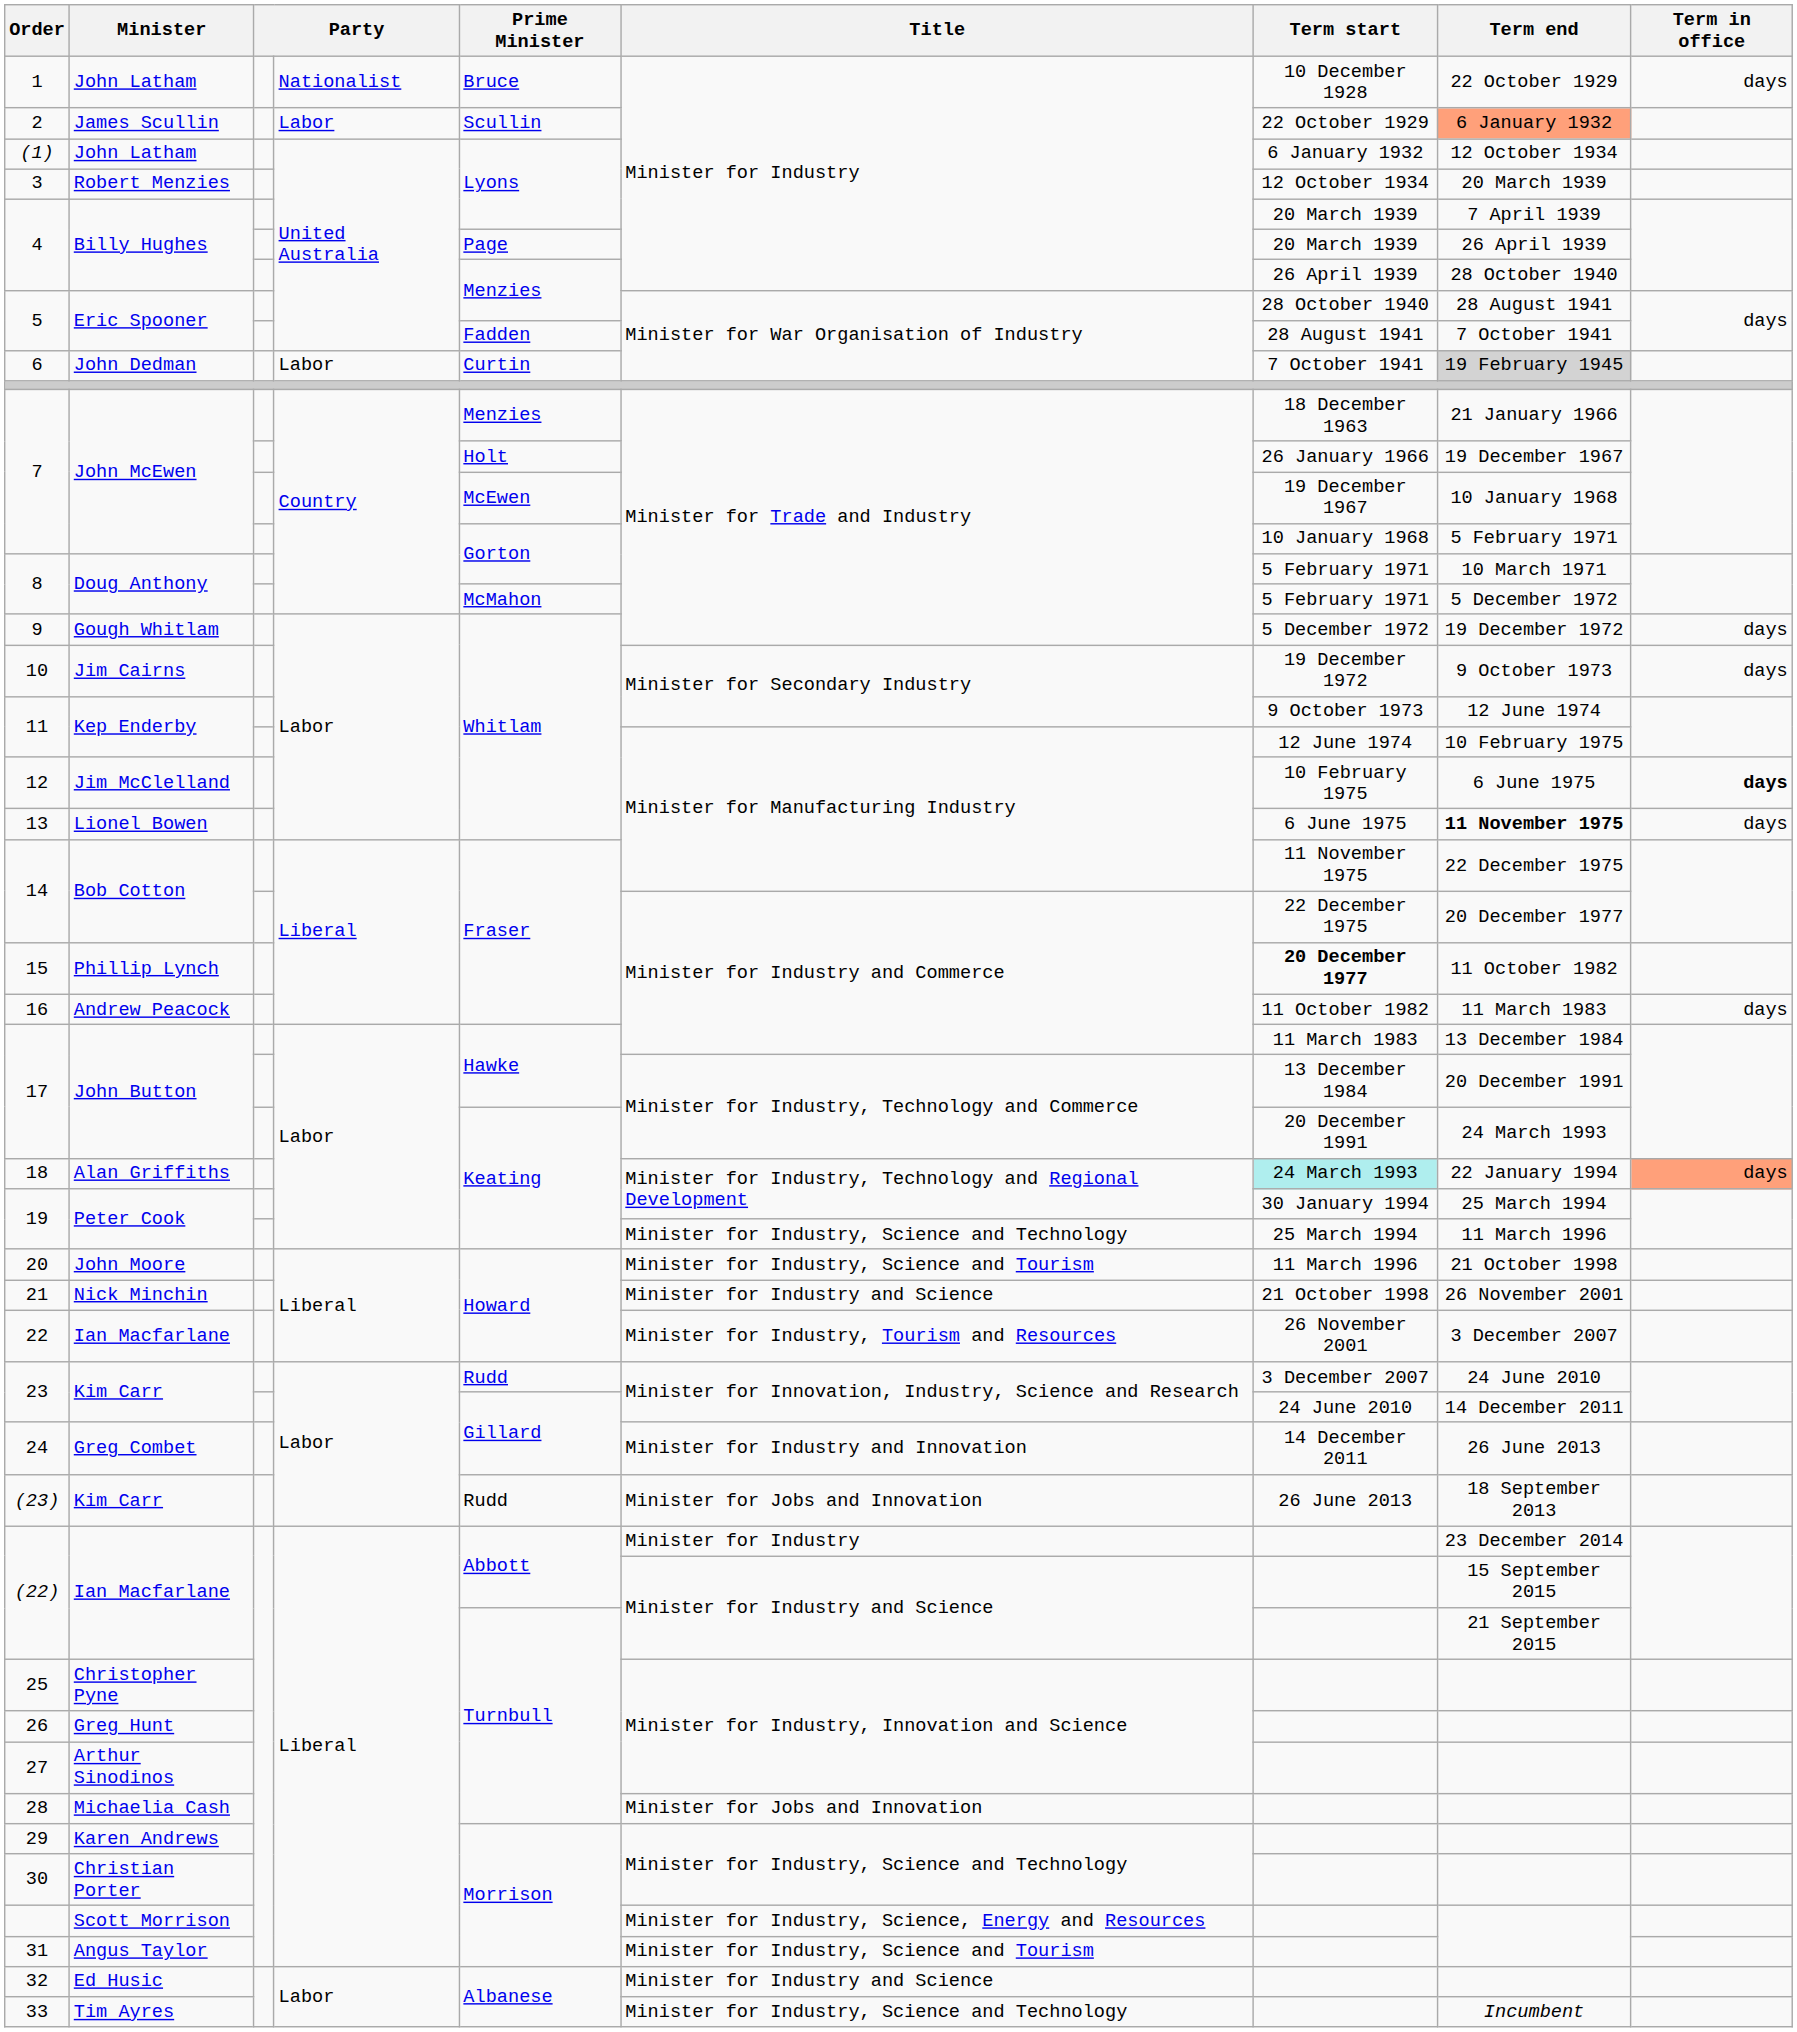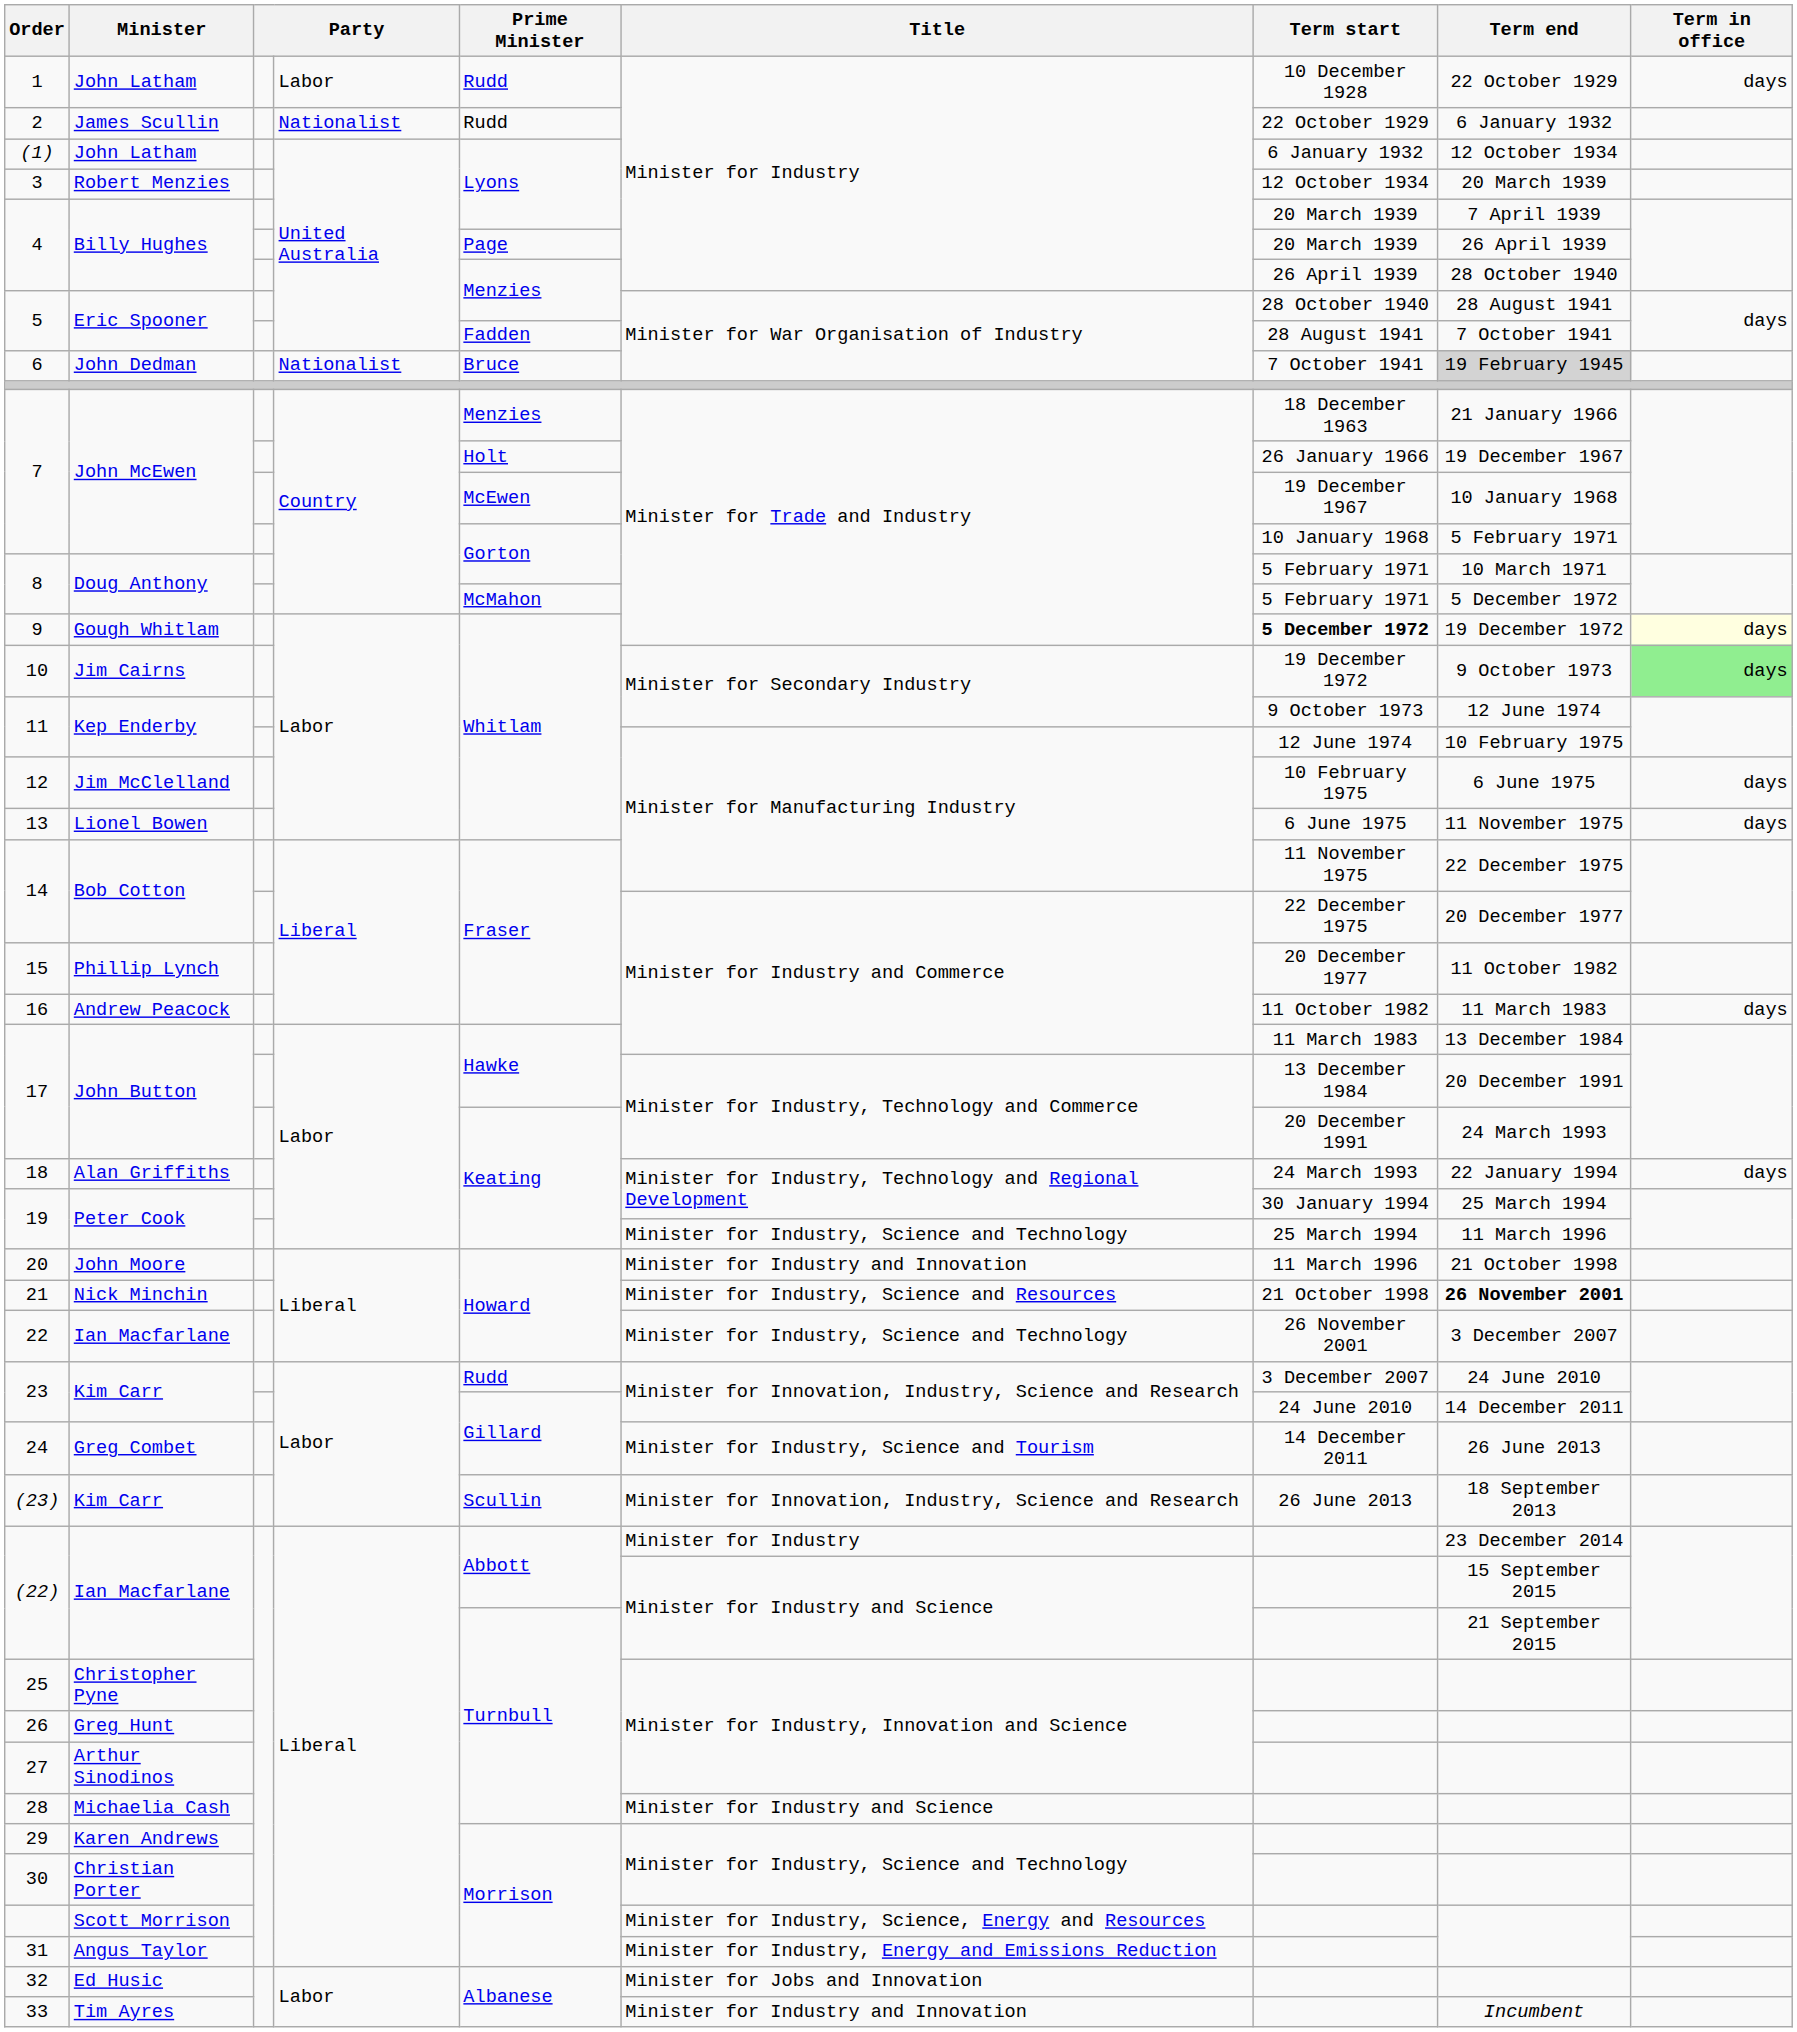(340, 82) Nationalist -> (306, 82) Labor
(491, 82) Bruce -> (486, 82) Rudd
(306, 123) Labor -> (340, 123) Nationalist
(502, 123) Scullin -> (486, 123) Rudd
(1534, 123) lightsalmon background -> (1534, 123) no background
(306, 366) Labor -> (340, 366) Nationalist
(497, 366) Curtin -> (491, 366) Bruce
(1345, 630) normal -> (1345, 630) bold
(1765, 630) no background -> (1765, 630) lightyellow background
(1765, 671) no background -> (1765, 671) lightgreen background
(1765, 783) bold -> (1765, 783) normal
(1534, 824) bold -> (1534, 824) normal
(1345, 968) bold -> (1345, 968) normal
(1345, 1174) paleturquoise background -> (1345, 1174) no background
(1765, 1174) lightsalmon background -> (1765, 1174) no background
(860, 1265) Minister for Industry, Science and Tourism -> (826, 1265) Minister for Industry and Innovation
(809, 1295) Minister for Industry and Science -> (871, 1295) Minister for Industry, Science and Resources
(1534, 1295) normal -> (1534, 1295) bold
(871, 1336) Minister for Industry, Tourism and Resources -> (876, 1336) Minister for Industry, Science and Technology
(826, 1448) Minister for Industry and Innovation -> (860, 1448) Minister for Industry, Science and Tourism
(486, 1500) Rudd -> (502, 1500) Scullin
(804, 1500) Minister for Jobs and Innovation -> (932, 1500) Minister for Innovation, Industry, Science and Research
(804, 1809) Minister for Jobs and Innovation -> (809, 1809) Minister for Industry and Science
(860, 1951) Minister for Industry, Science and Tourism -> (921, 1951) Minister for Industry, Energy and Emissions Reduction
(809, 1981) Minister for Industry and Science -> (804, 1981) Minister for Jobs and Innovation
(876, 2012) Minister for Industry, Science and Technology -> (826, 2012) Minister for Industry and Innovation
